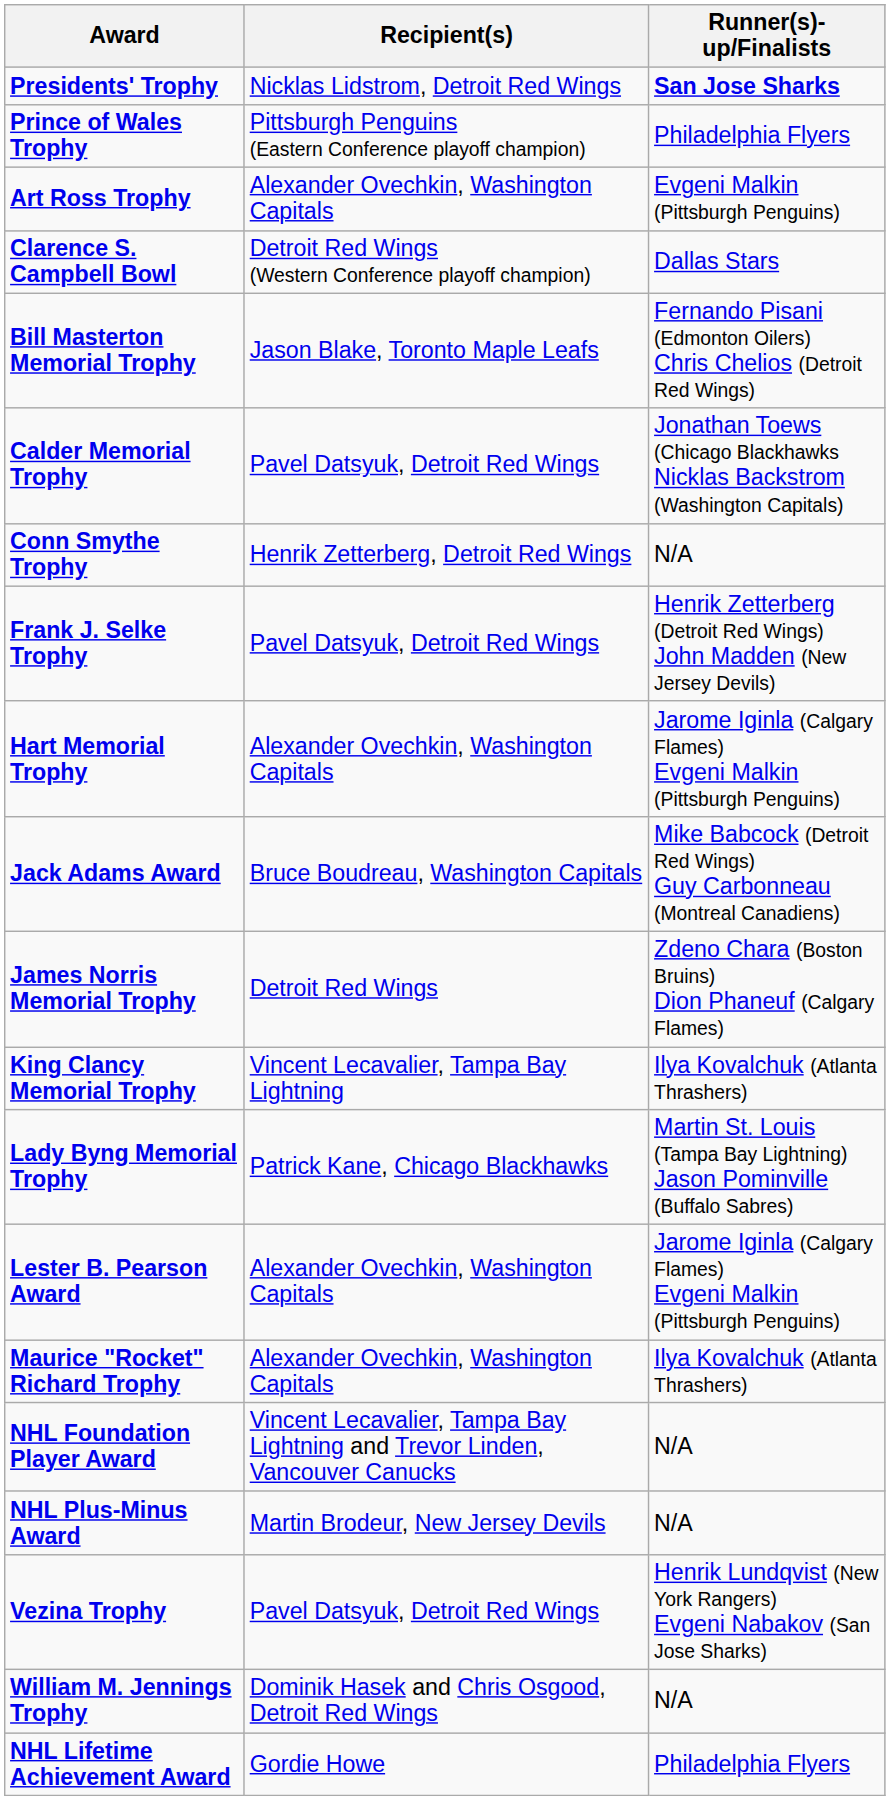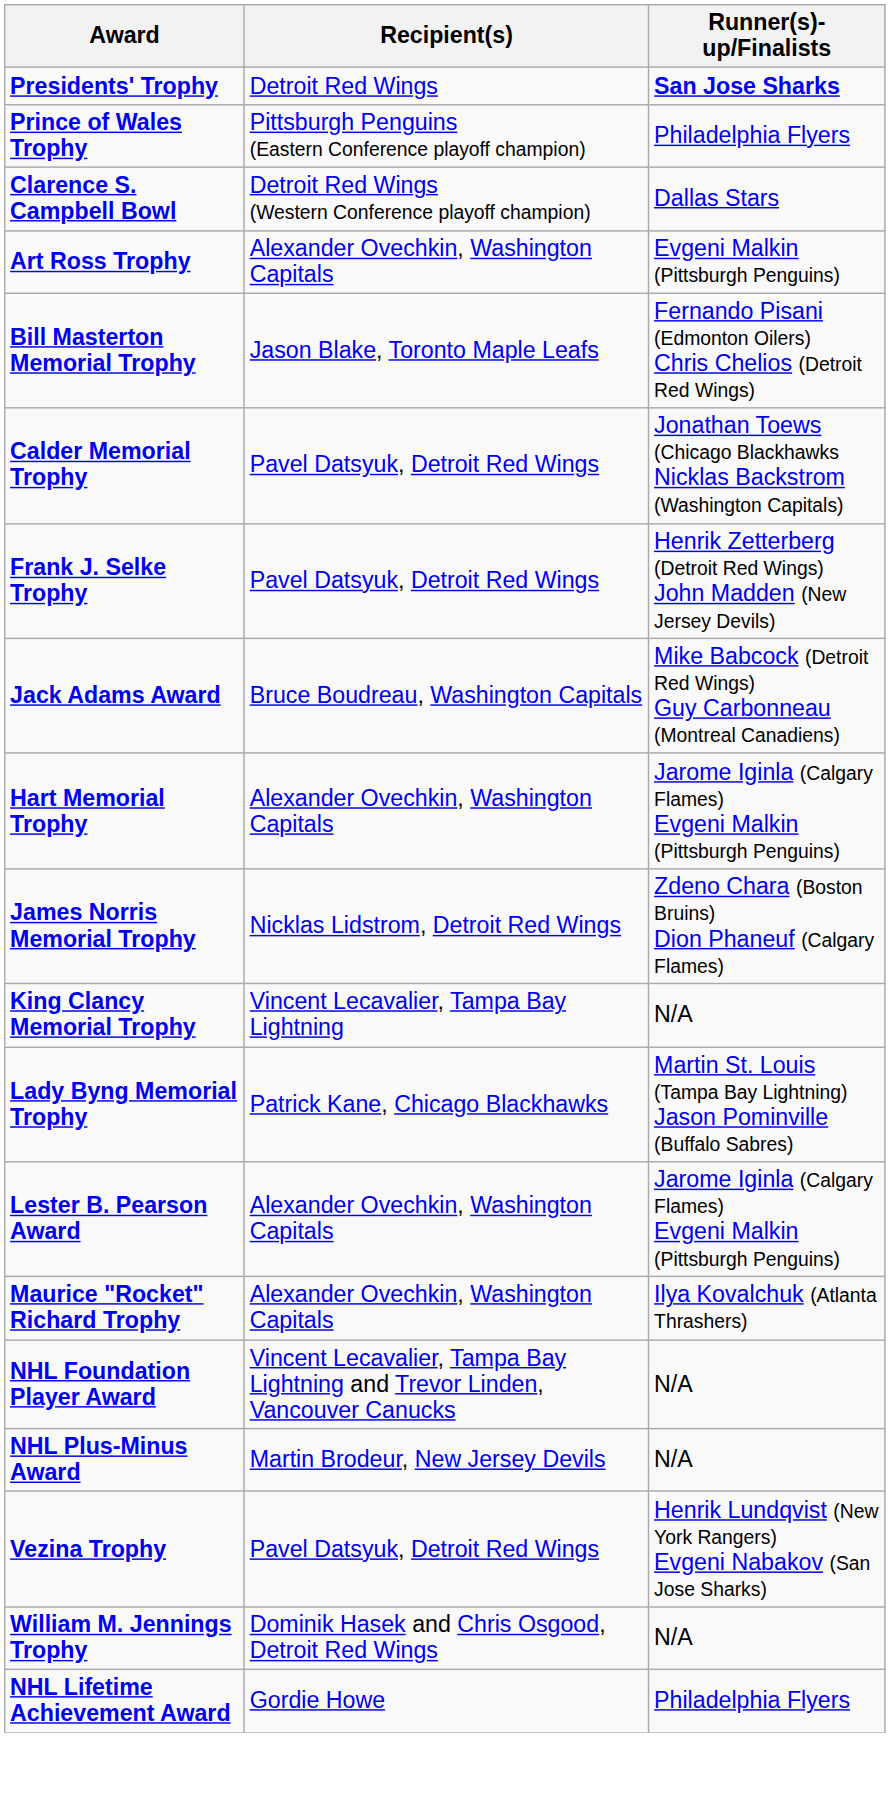(435, 85) Nicklas Lidstrom, Detroit Red Wings -> (344, 85) Detroit Red Wings
rows swapped: (93, 261) <-> (100, 198)
- row: (85, 554)
rows swapped: (87, 758) <-> (115, 873)
(344, 988) Detroit Red Wings -> (435, 925) Nicklas Lidstrom, Detroit Red Wings
(765, 1077) Ilya Kovalchuk (Atlanta Thrashers) -> (673, 1014) N/A
